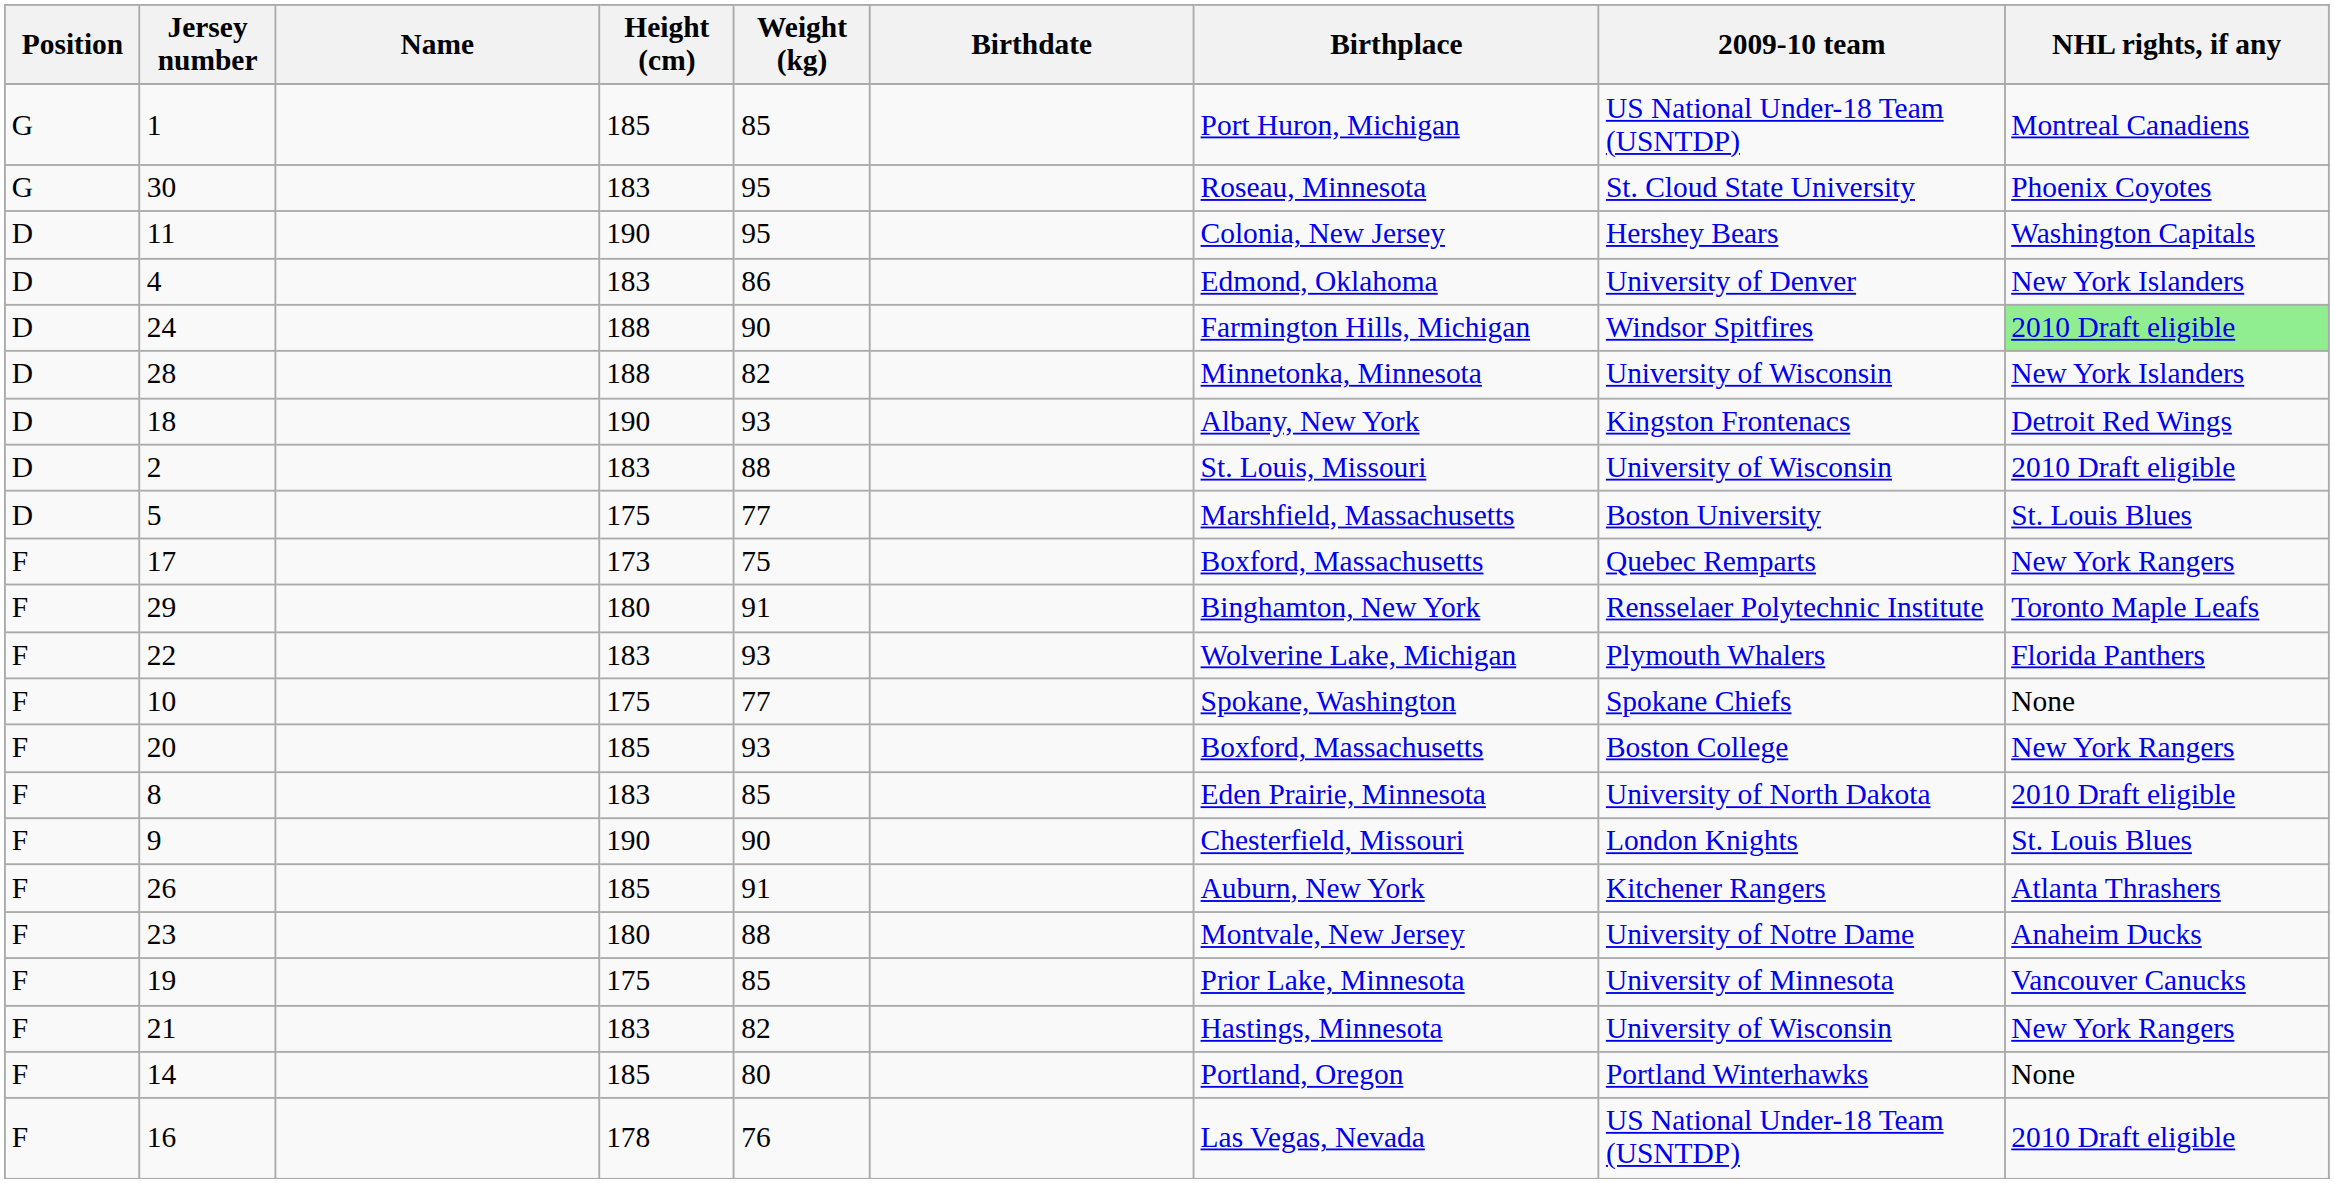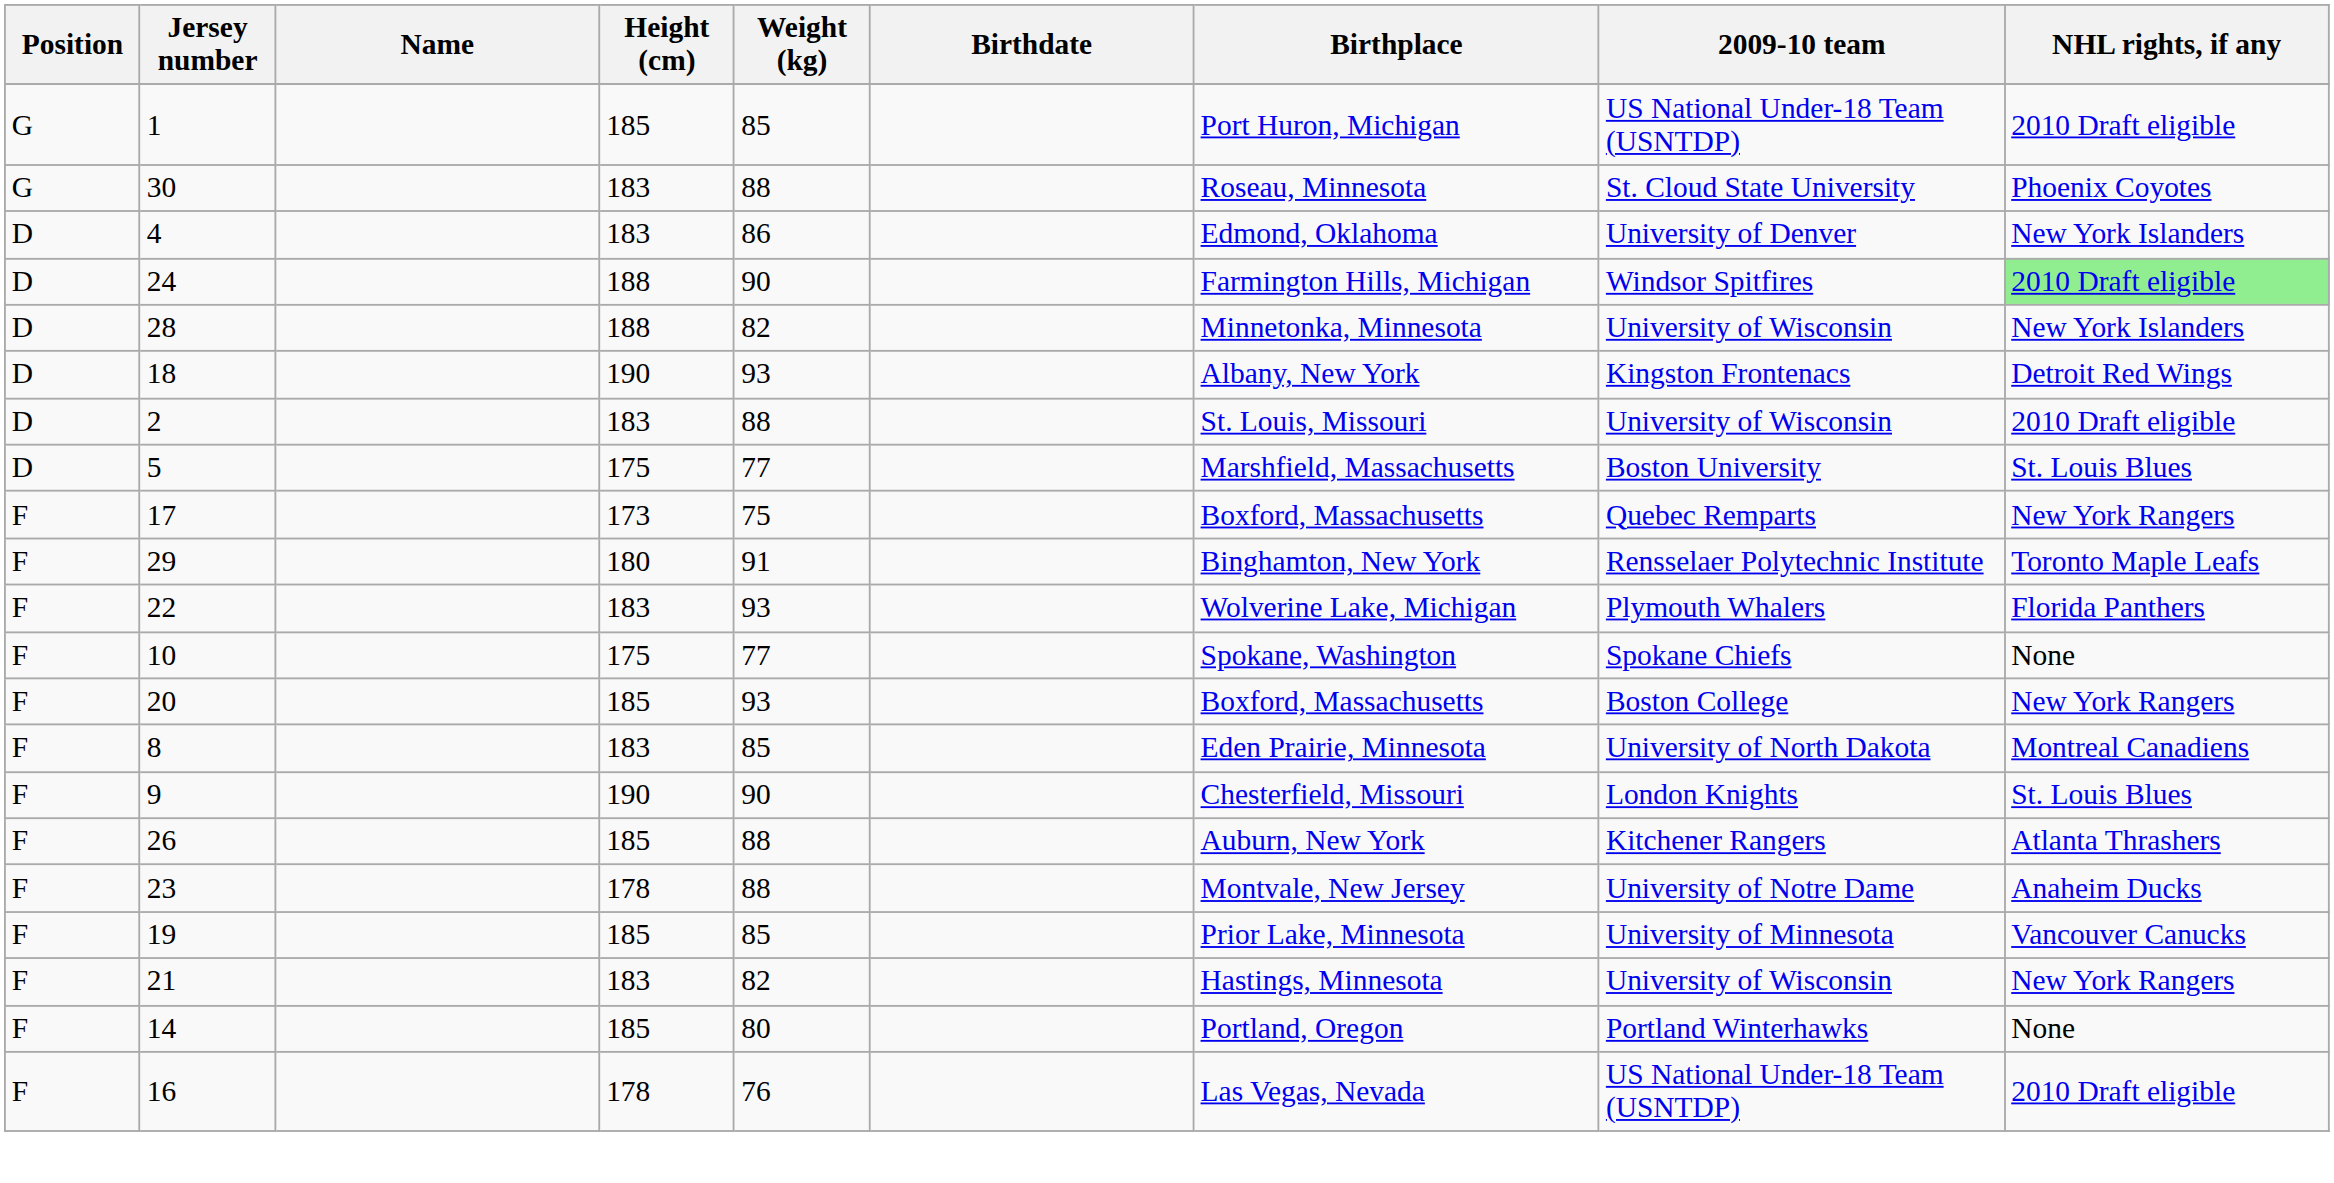(2130, 124) Montreal Canadiens -> (2123, 124) 2010 Draft eligible
(756, 187) 95 -> (756, 187) 88
- row: (161, 234)
(2123, 794) 2010 Draft eligible -> (2130, 747) Montreal Canadiens
(756, 887) 91 -> (756, 841) 88
(628, 934) 180 -> (628, 887) 178
(628, 981) 175 -> (628, 934) 185
